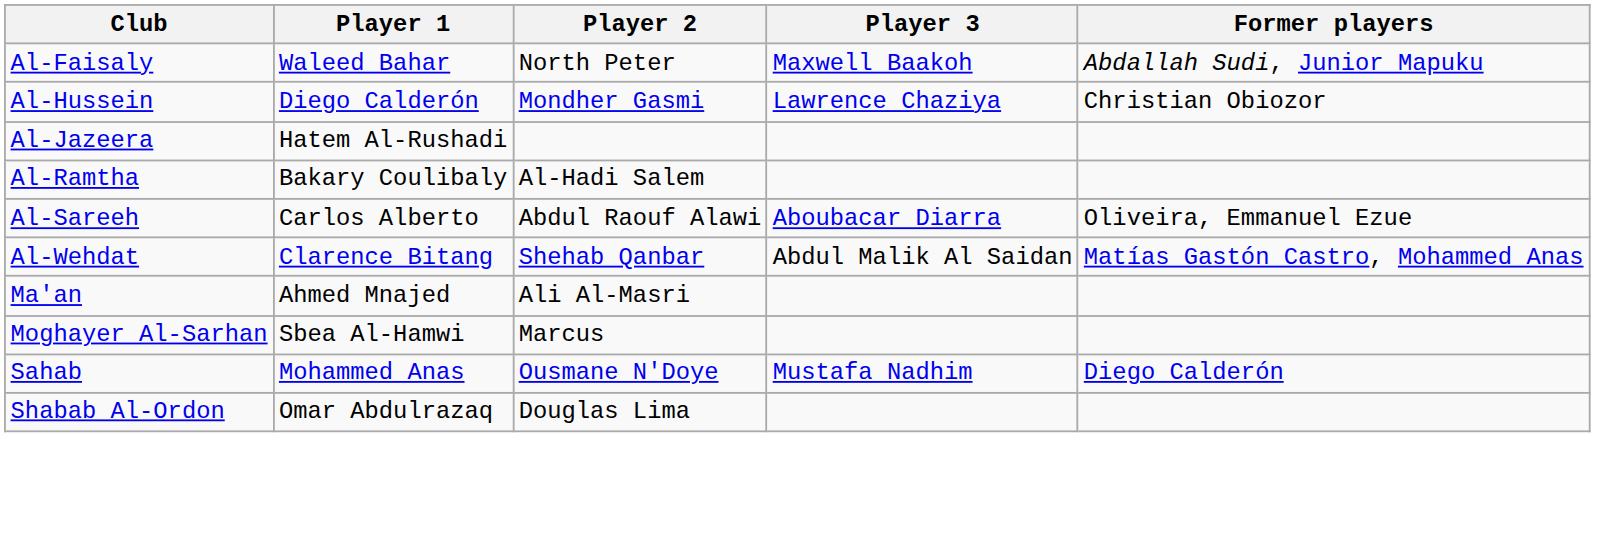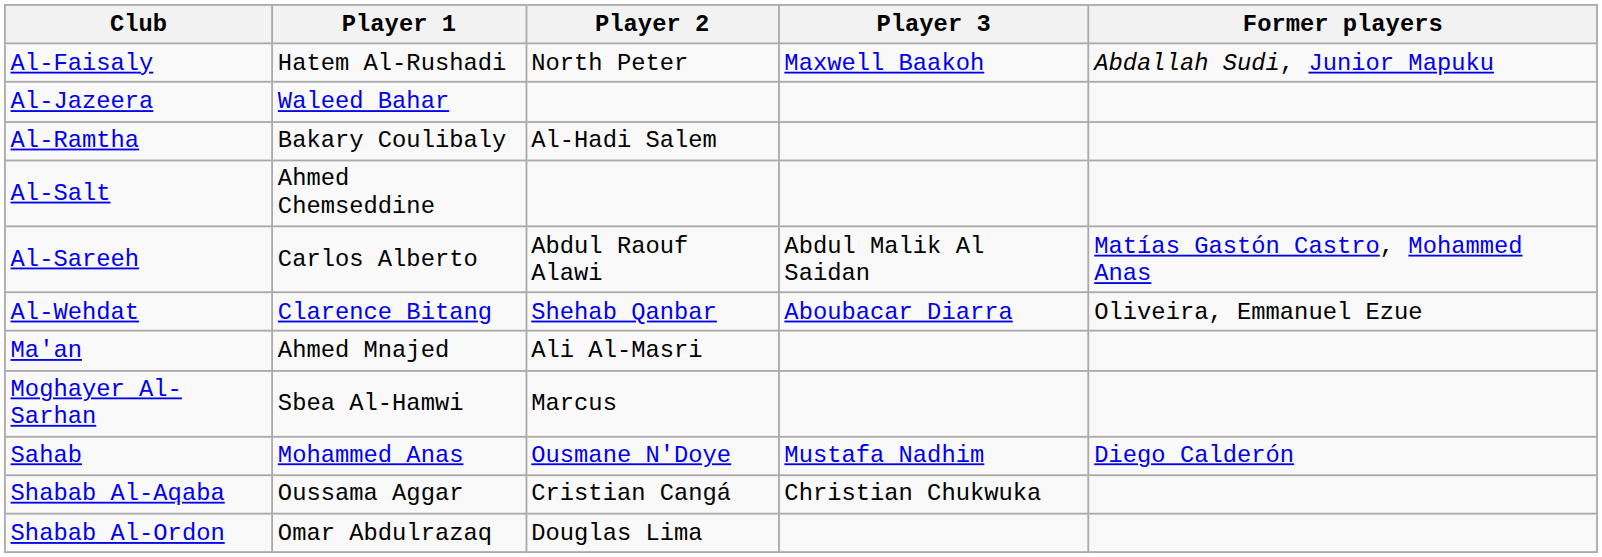(365, 63) Waleed Bahar -> (392, 63) Hatem Al-Rushadi
- row: (82, 102)
(393, 141) Hatem Al-Rushadi -> (364, 102) Waleed Bahar
+ row: (61, 193)
(887, 218) Aboubacar Diarra -> (884, 259) Abdul Malik Al Saidan
(1248, 218) Oliveira, Emmanuel Ezue -> (1308, 259) Matías Gastón Castro, Mohammed Anas
(923, 257) Abdul Malik Al Saidan -> (899, 312) Aboubacar Diarra
(1334, 257) Matías Gastón Castro, Mohammed Anas -> (1258, 312) Oliveira, Emmanuel Ezue
+ row: (118, 494)
